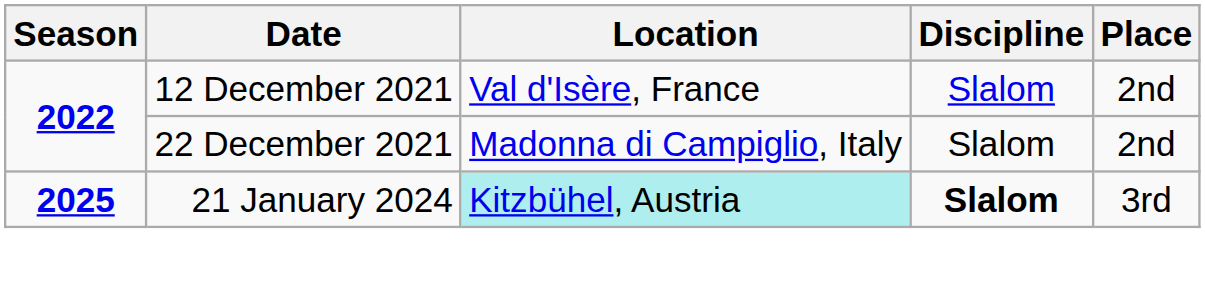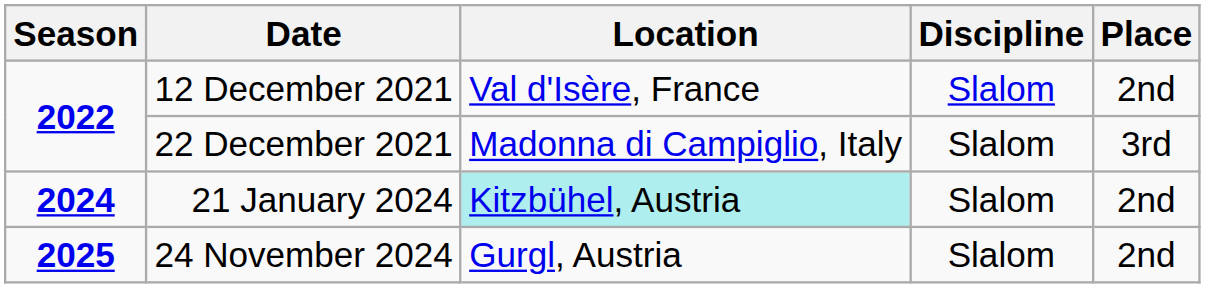(1146, 144) 2nd -> (1146, 144) 3rd
(76, 200) 2025 -> (76, 200) 2024
(1001, 200) bold -> (1001, 200) normal
(1146, 200) 3rd -> (1146, 200) 2nd
+ row: (304, 255)
